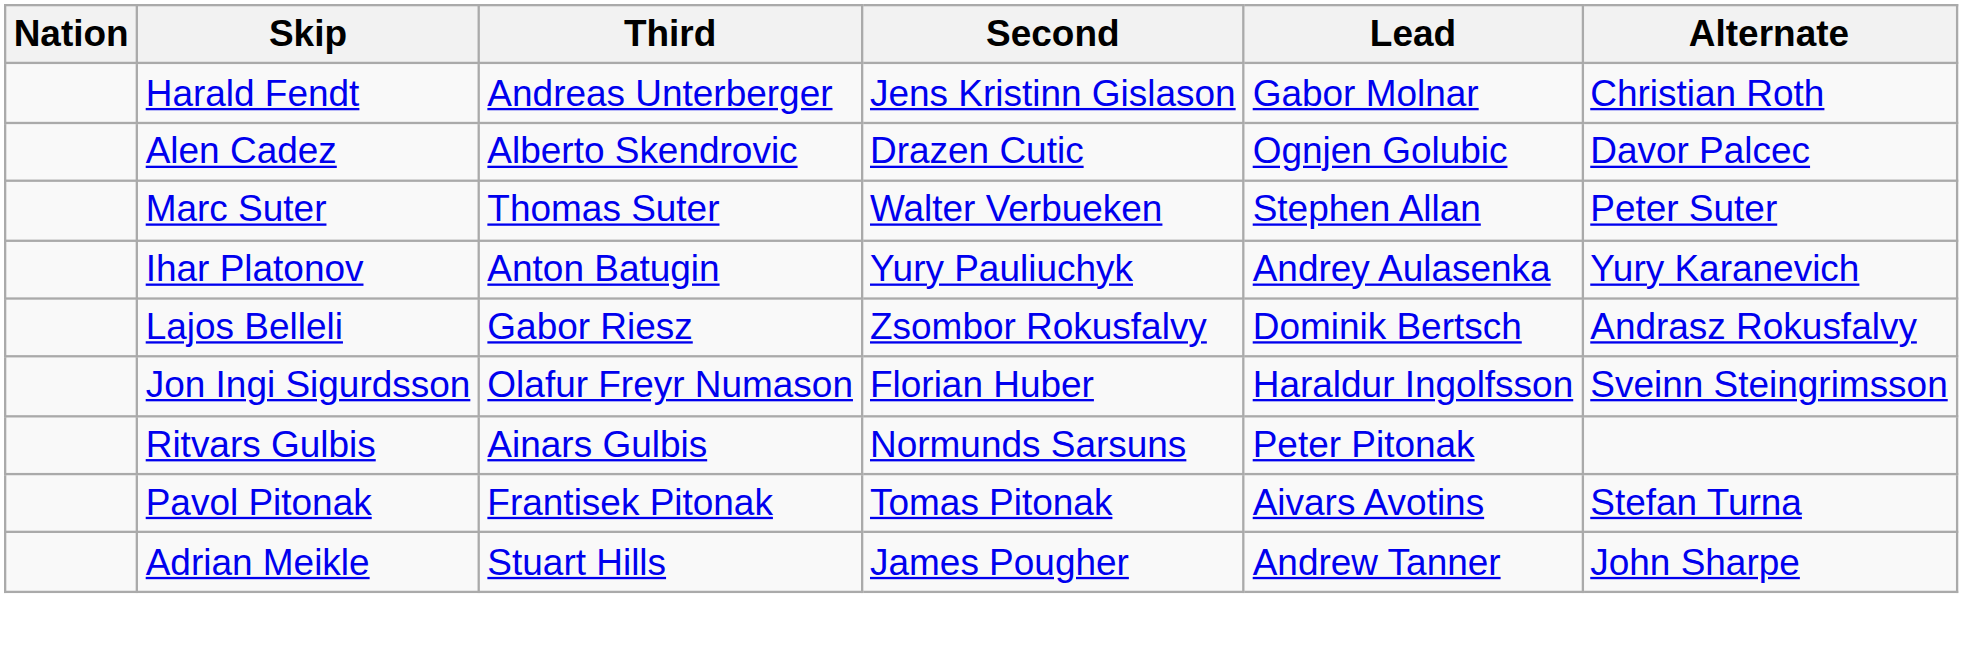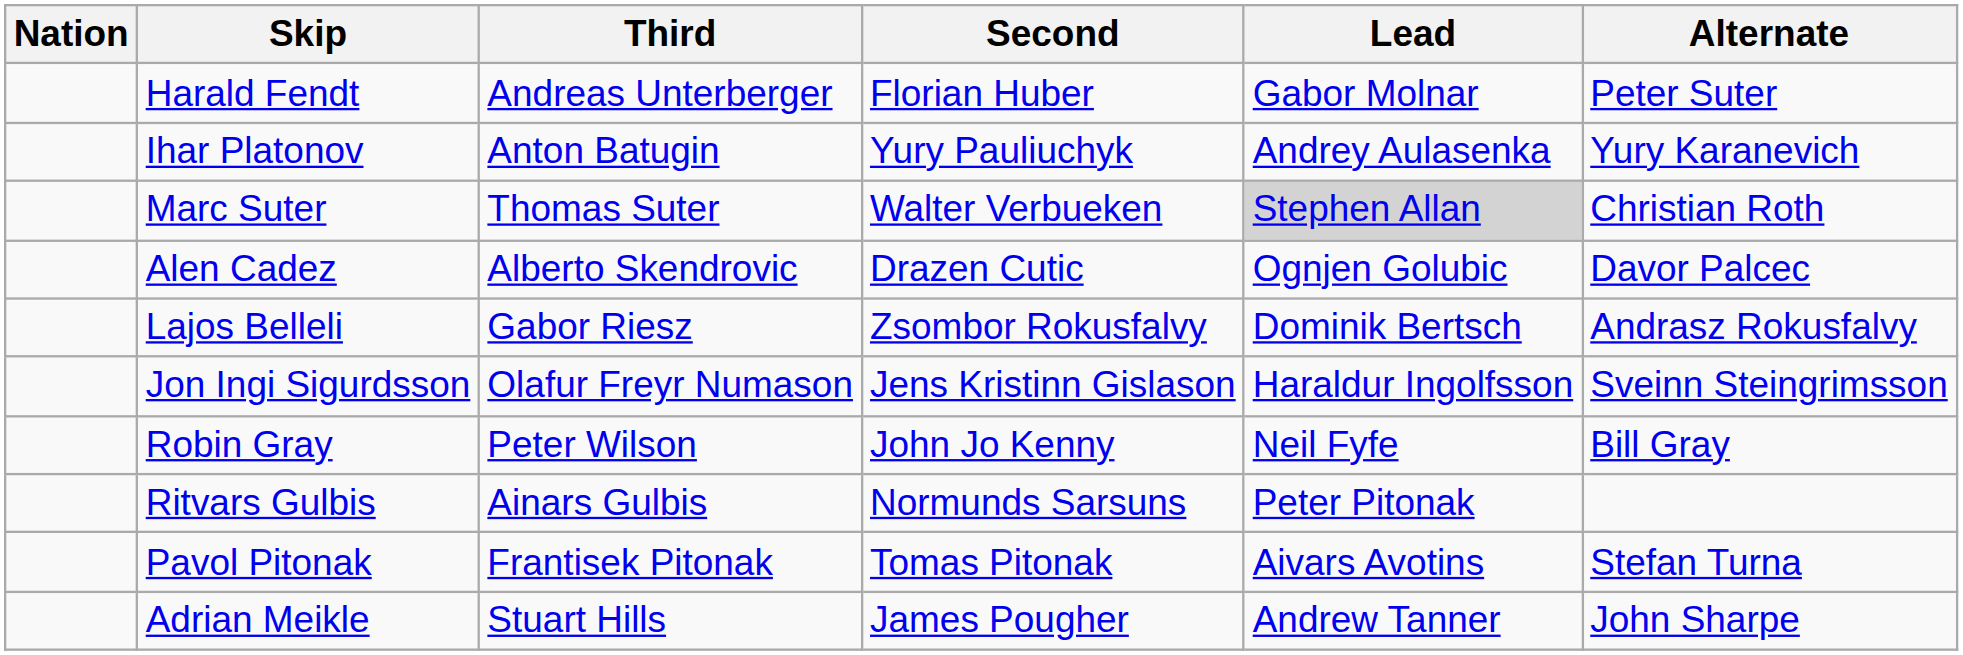(1053, 92) Jens Kristinn Gislason -> (982, 92) Florian Huber
(1707, 92) Christian Roth -> (1684, 92) Peter Suter
rows swapped: (255, 268) <-> (241, 151)
(1367, 209) no background -> (1367, 209) lightgrey background
(1684, 209) Peter Suter -> (1707, 209) Christian Roth
(982, 385) Florian Huber -> (1053, 385) Jens Kristinn Gislason
+ row: (239, 444)
